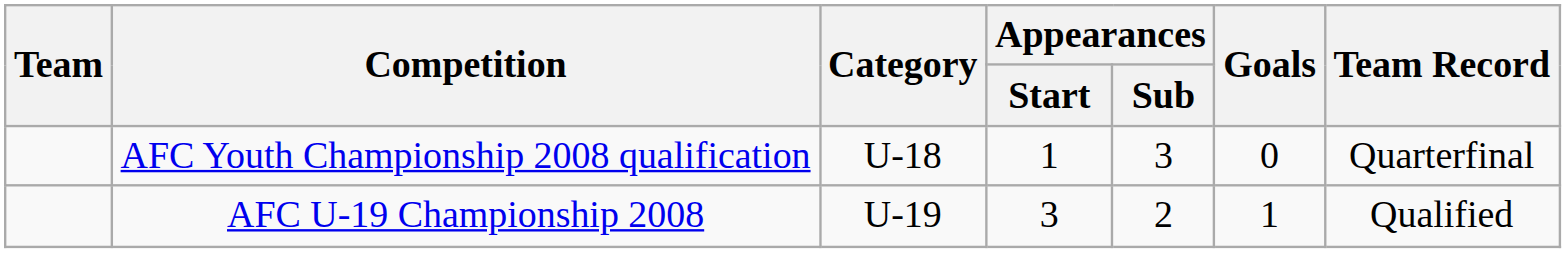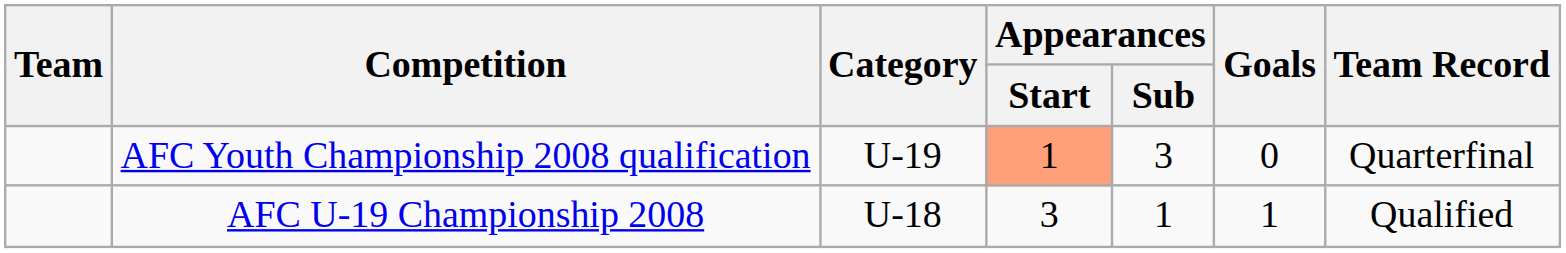(903, 154) U-18 -> (903, 154) U-19
(1049, 154) no background -> (1049, 154) lightsalmon background
(903, 214) U-19 -> (903, 214) U-18
(1163, 214) 2 -> (1163, 214) 1
